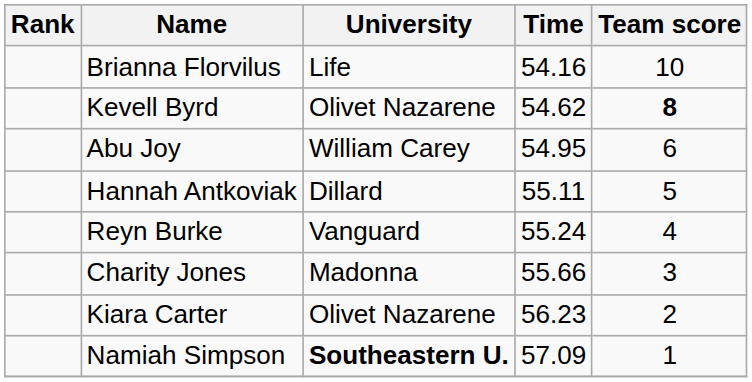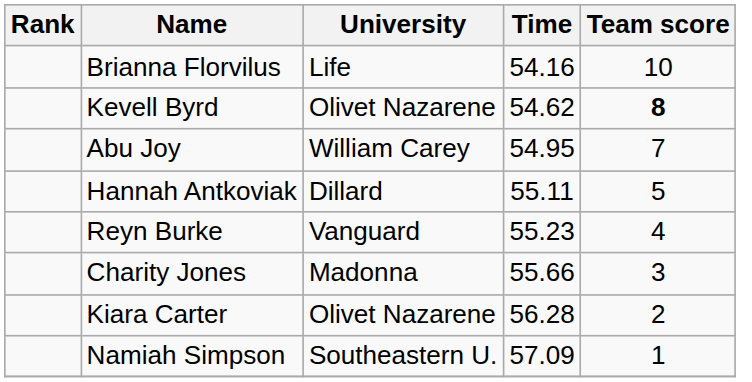(670, 149) 6 -> (658, 149) 7
(554, 231) 55.24 -> (542, 231) 55.23
(554, 314) 56.23 -> (542, 314) 56.28
(409, 356) bold -> (403, 356) normal
